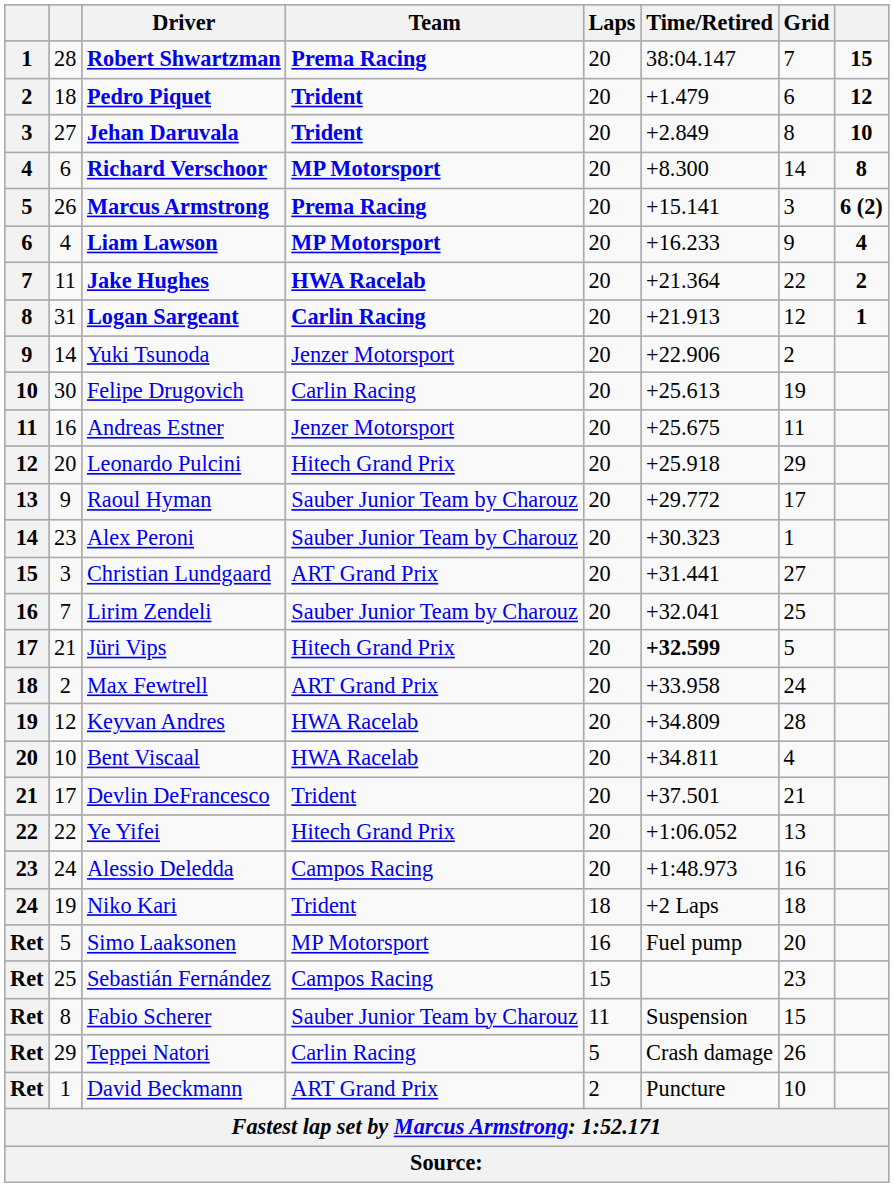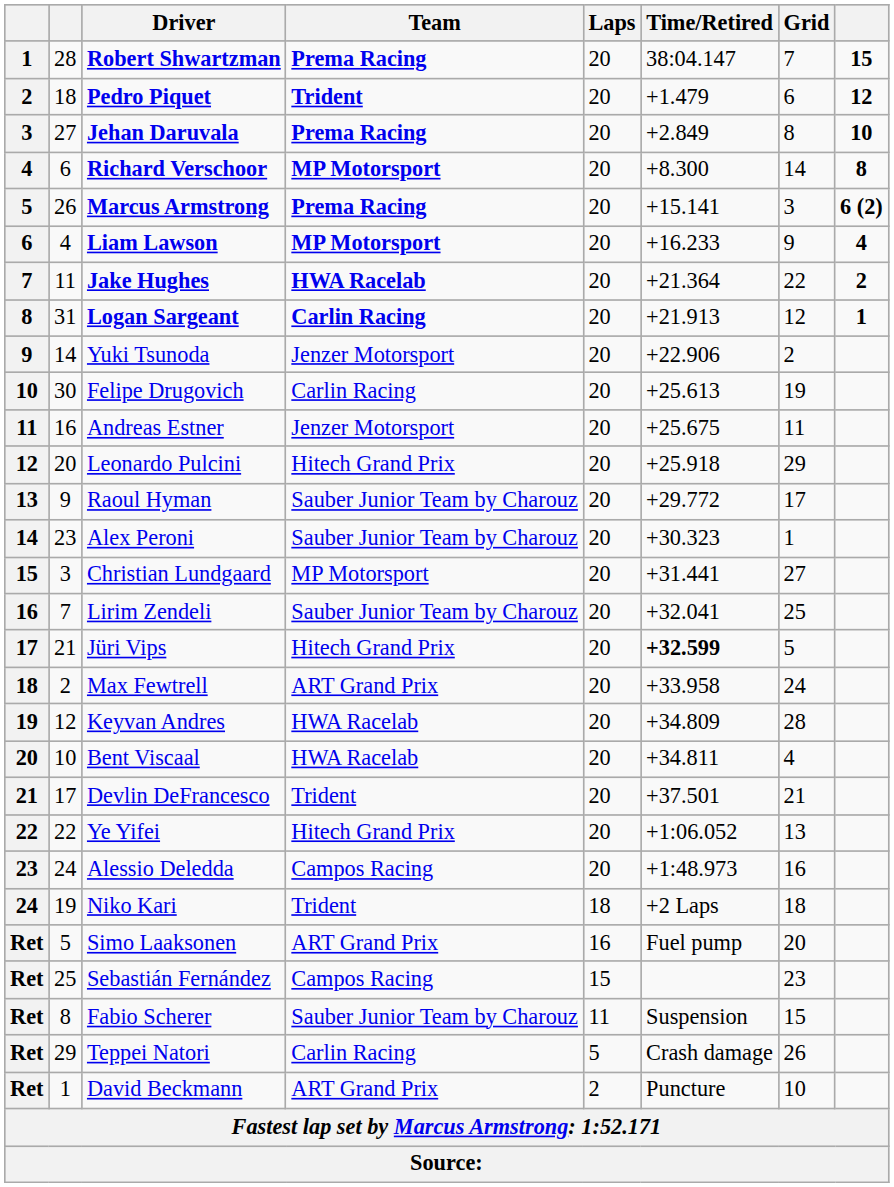(327, 132) Trident -> (359, 132) Prema Racing
(365, 574) ART Grand Prix -> (360, 574) MP Motorsport
(360, 942) MP Motorsport -> (365, 942) ART Grand Prix
